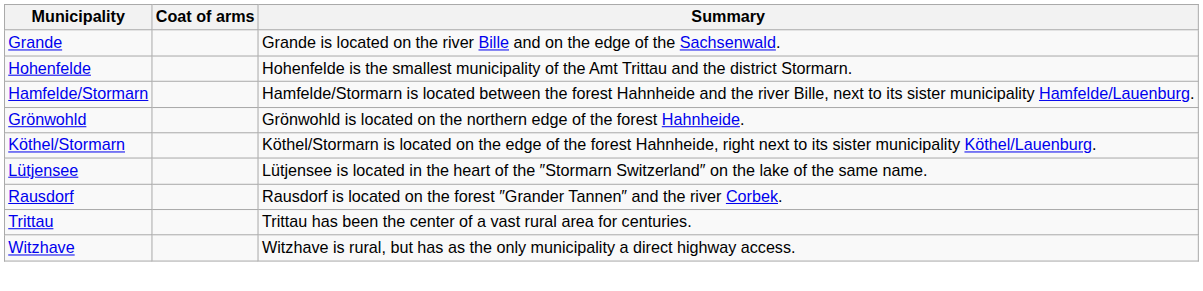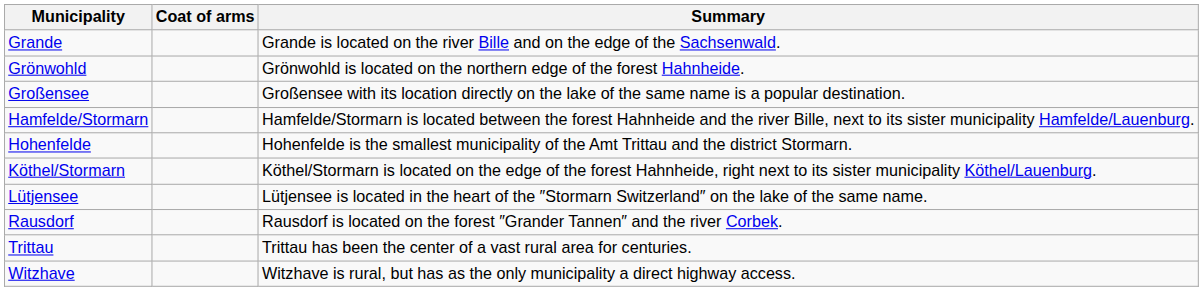rows swapped: (47, 119) <-> (50, 68)
+ row: (49, 94)
